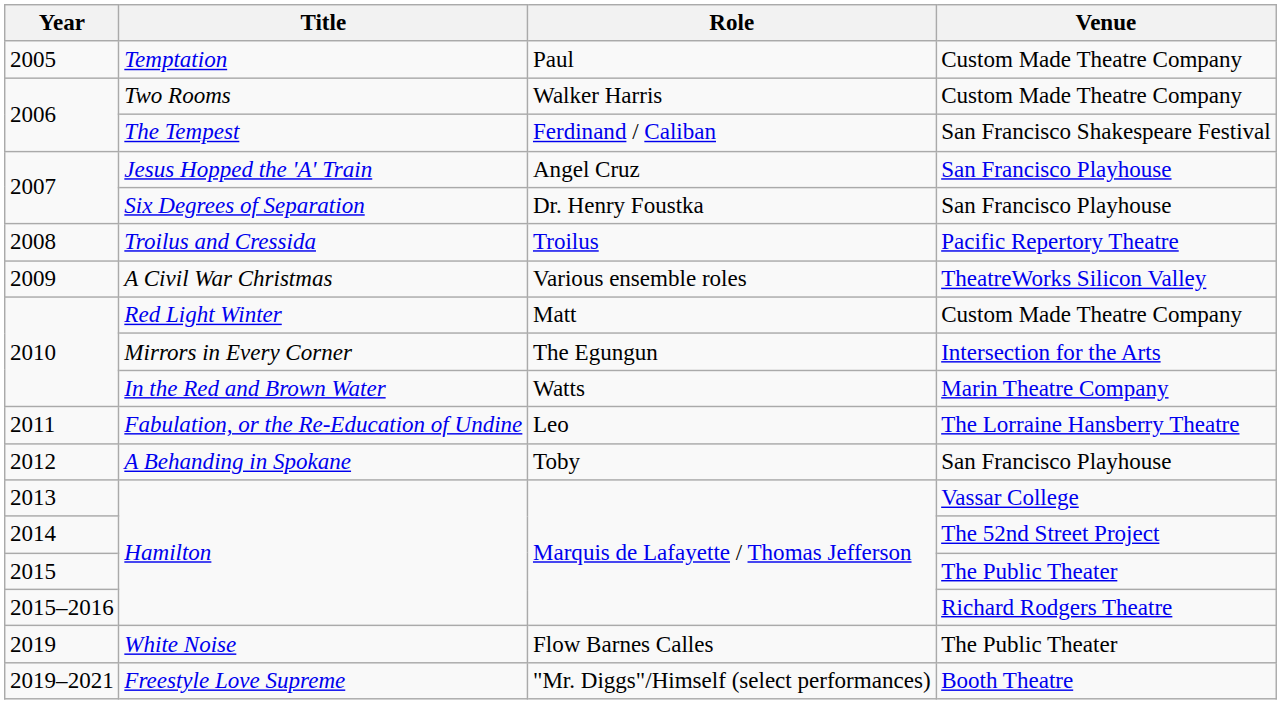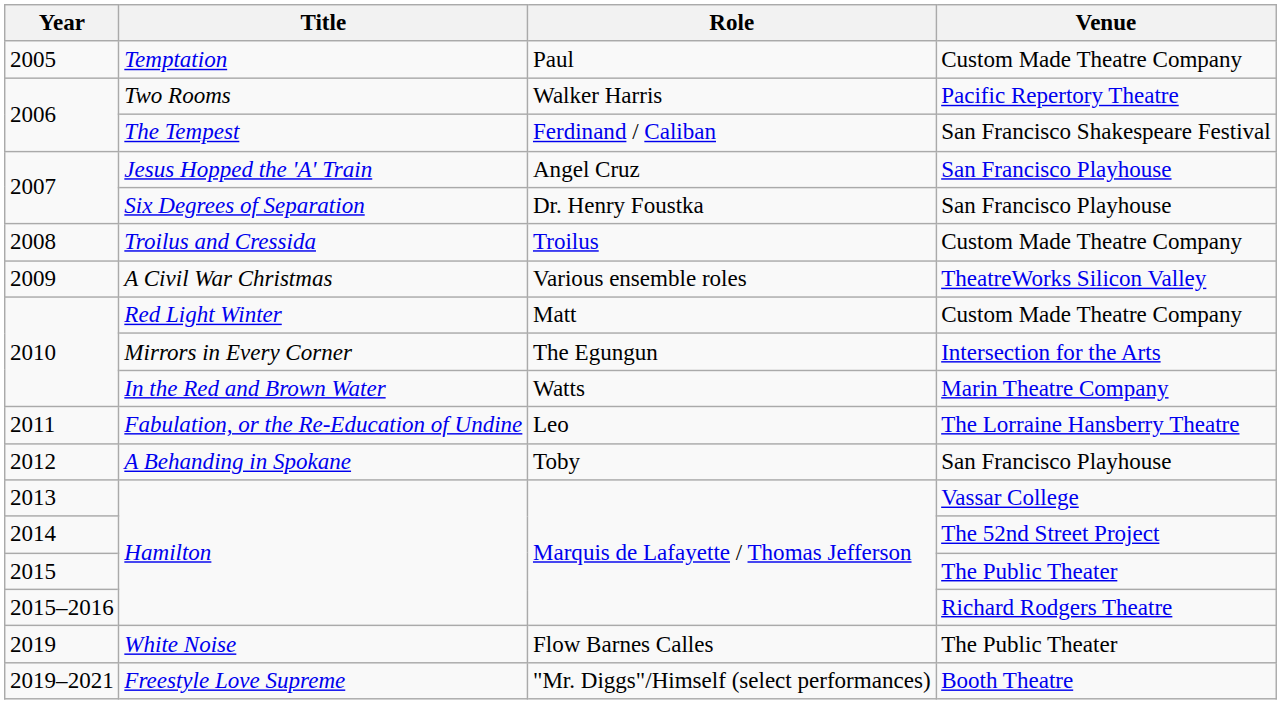(1092, 95) Custom Made Theatre Company -> (1060, 95) Pacific Repertory Theatre
(1060, 242) Pacific Repertory Theatre -> (1092, 242) Custom Made Theatre Company
